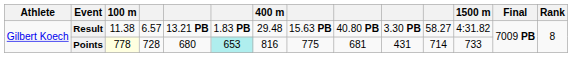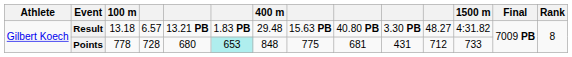(122, 29) 11.38 -> (122, 29) 13.18
(438, 29) 58.27 -> (438, 29) 48.27
(122, 45) lightyellow background -> (122, 45) no background
(270, 45) 816 -> (270, 45) 848
(438, 45) 714 -> (438, 45) 712
